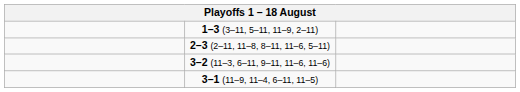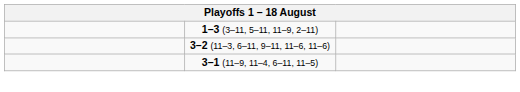- row: (260, 46)
